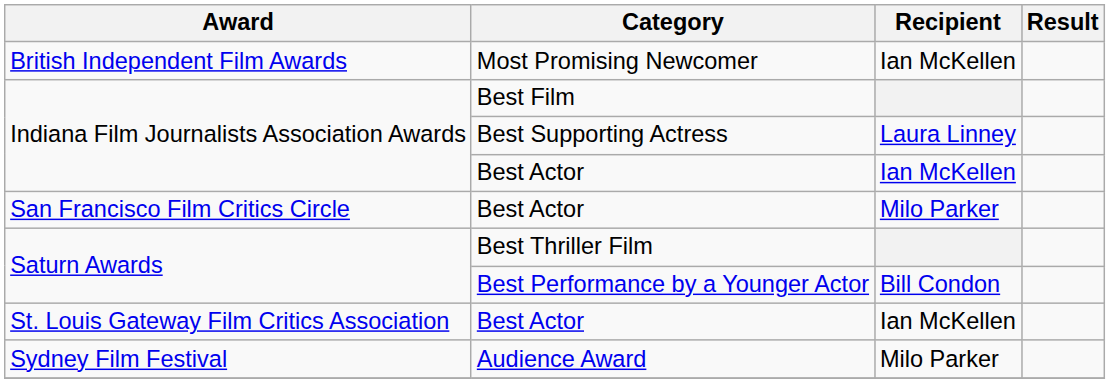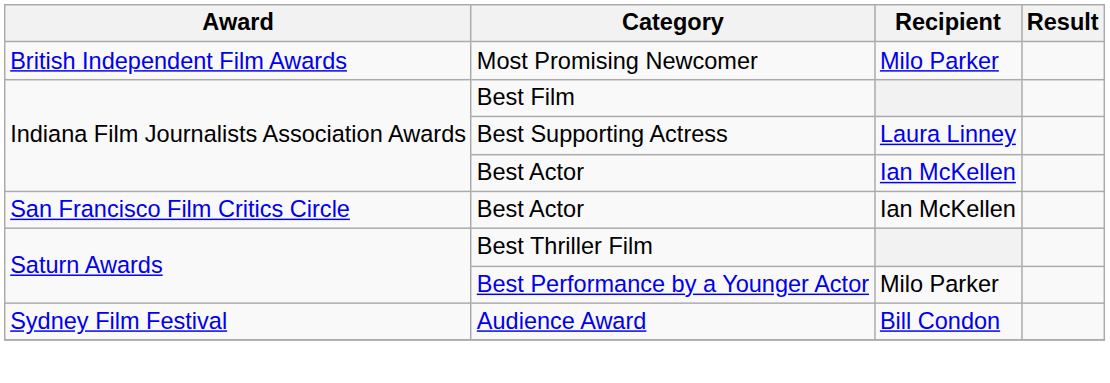(948, 60) Ian McKellen -> (939, 60) Milo Parker
(939, 209) Milo Parker -> (948, 209) Ian McKellen
(940, 284) Bill Condon -> (939, 284) Milo Parker
- row: (230, 321)
(939, 358) Milo Parker -> (940, 321) Bill Condon
